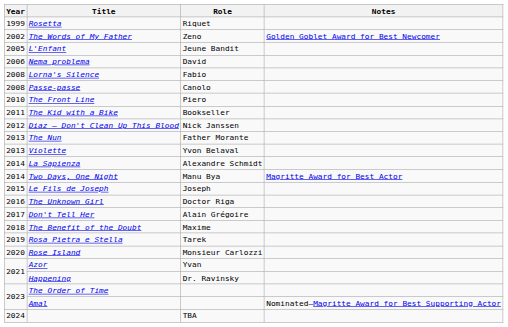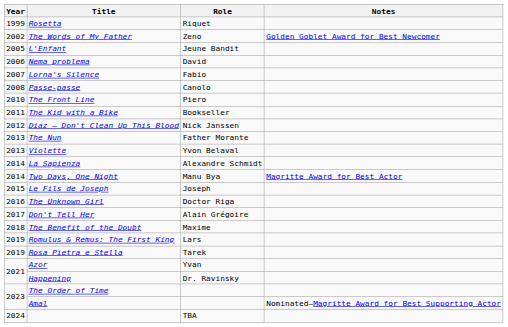(16, 74) 2008 -> (16, 74) 2007
+ row: (101, 239)
- row: (54, 252)
